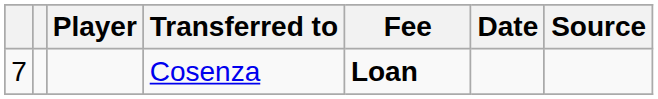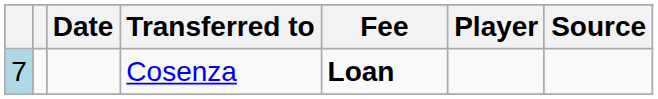columns swapped: (95, 26) <-> (508, 26)
(19, 71) no background -> (19, 71) lightblue background
